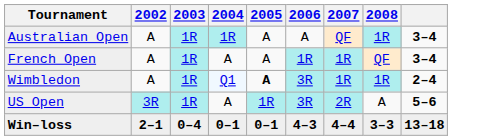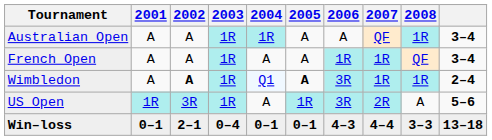+ column: (151, 15)
(151, 81) normal -> (189, 81) bold
